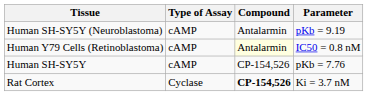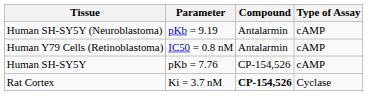columns swapped: (200, 13) <-> (328, 13)
(262, 47) lightyellow background -> (263, 47) no background
